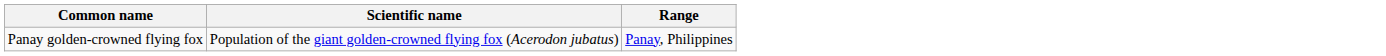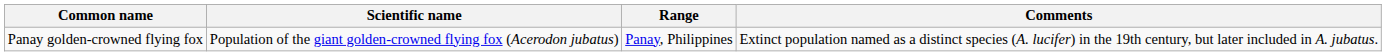+ column: (1059, 16)
